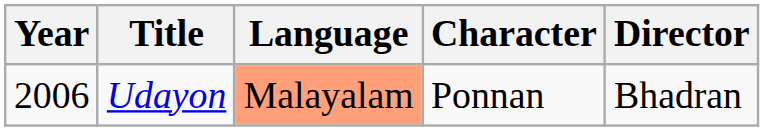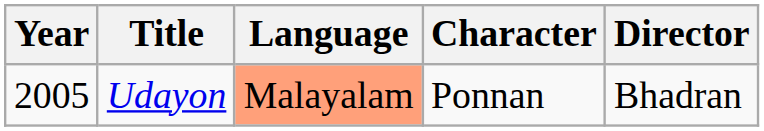(52, 94) 2006 -> (52, 94) 2005
